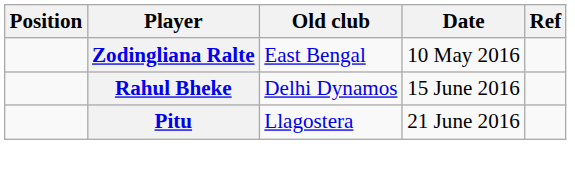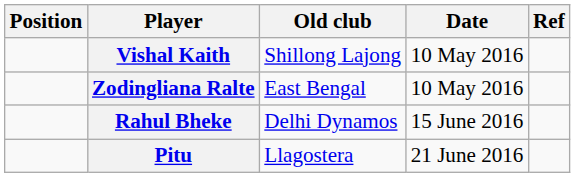+ row: (173, 54)
